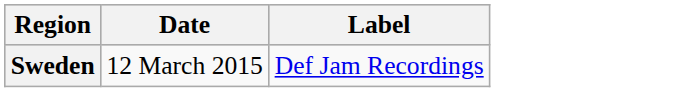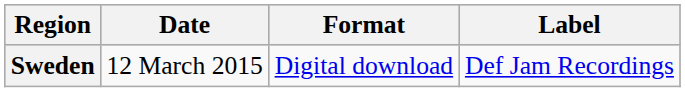+ column: (364, 24)
